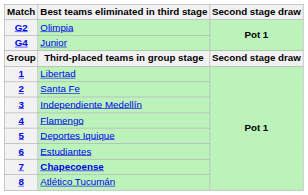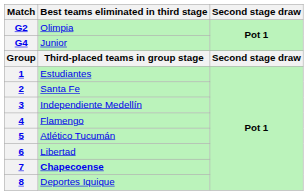(58, 74) Libertad -> (66, 74) Estudiantes
(78, 136) Deportes Iquique -> (78, 136) Atlético Tucumán
(66, 151) Estudiantes -> (58, 151) Libertad
(78, 182) Atlético Tucumán -> (78, 182) Deportes Iquique
